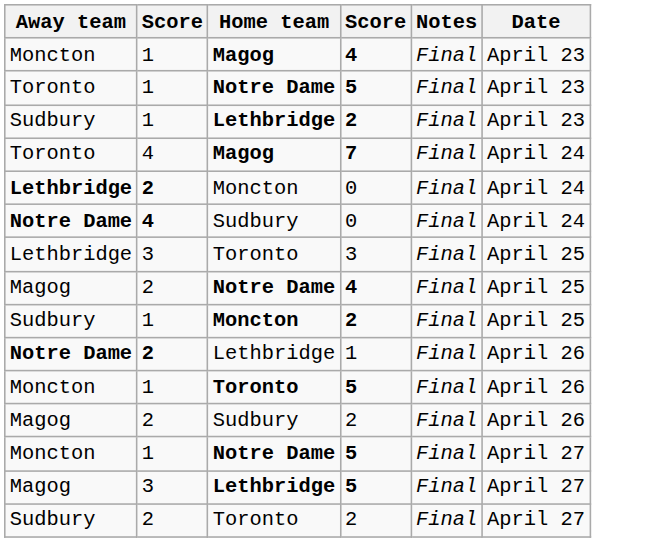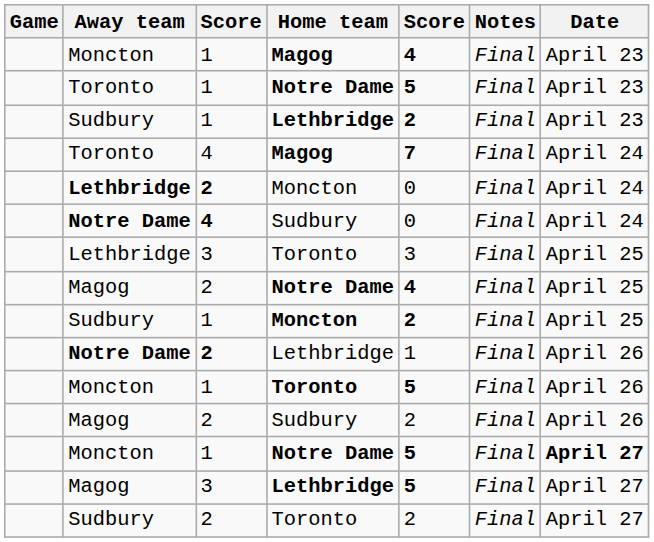+ column: (34, 21)
(536, 454) normal -> (595, 454) bold
